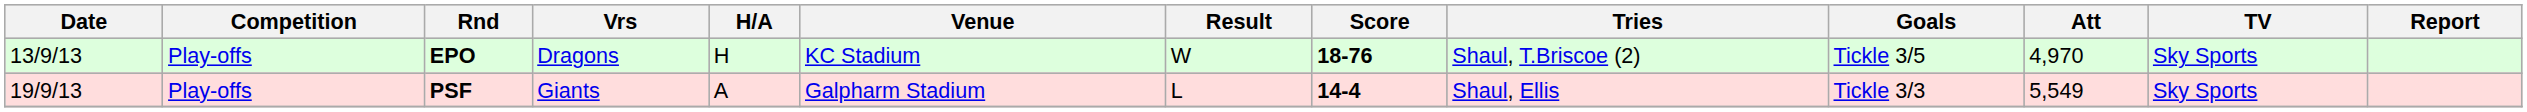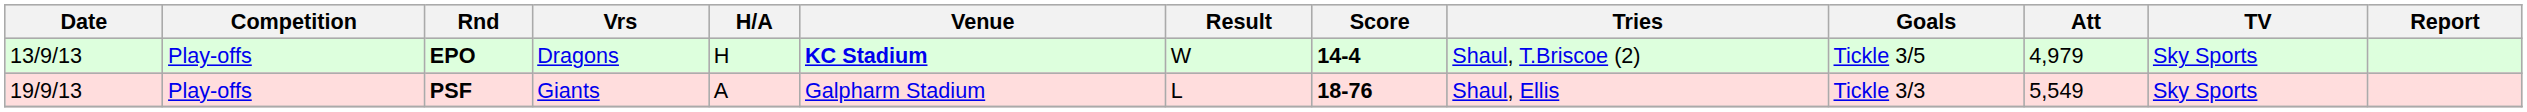(863, 56) normal -> (866, 56) bold
(1345, 56) 18-76 -> (1339, 56) 14-4
(2056, 56) 4,970 -> (2056, 56) 4,979
(1339, 90) 14-4 -> (1345, 90) 18-76
